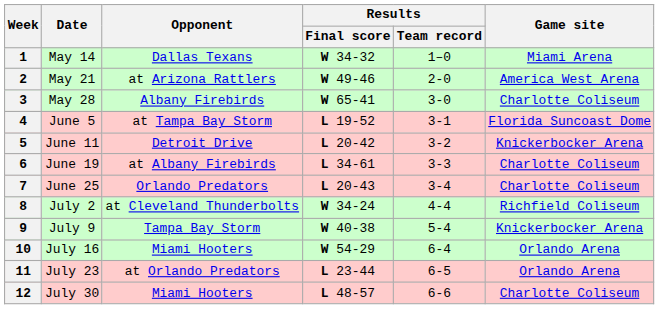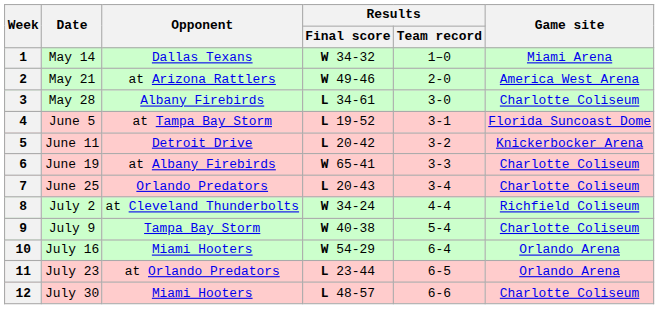(348, 101) W 65-41 -> (348, 101) L 34-61
(348, 165) L 34-61 -> (348, 165) W 65-41
(570, 229) Knickerbocker Arena -> (570, 229) Charlotte Coliseum
